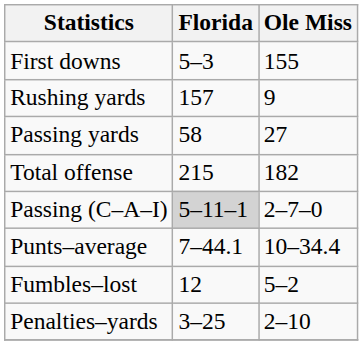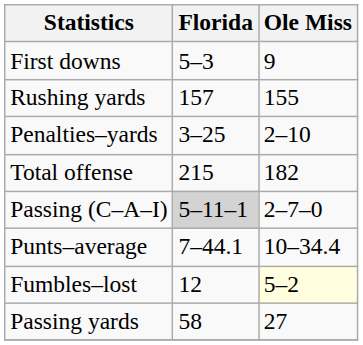(281, 60) 155 -> (270, 60) 9
(270, 97) 9 -> (281, 97) 155
rows swapped: (75, 135) <-> (84, 321)
(281, 284) no background -> (281, 284) lightyellow background
